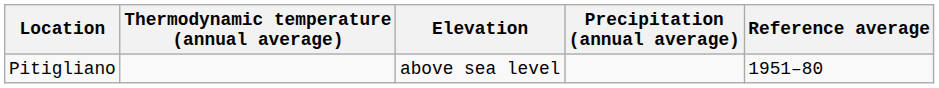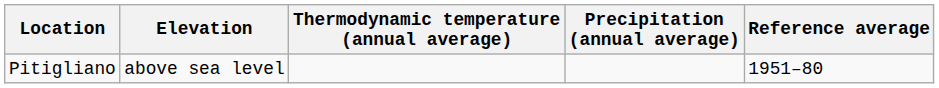columns swapped: (480, 29) <-> (258, 29)
